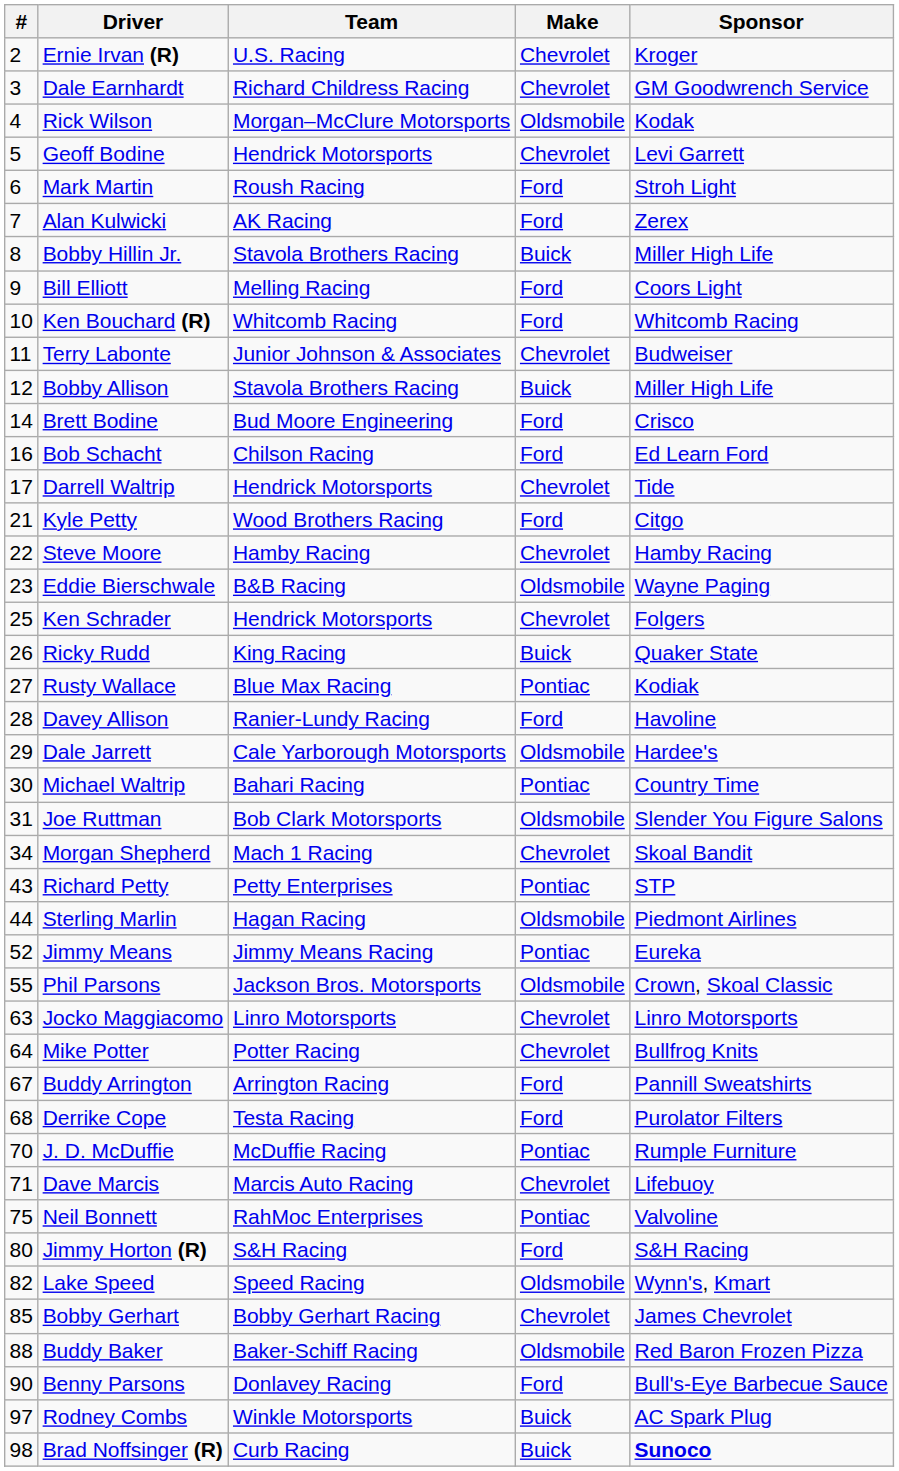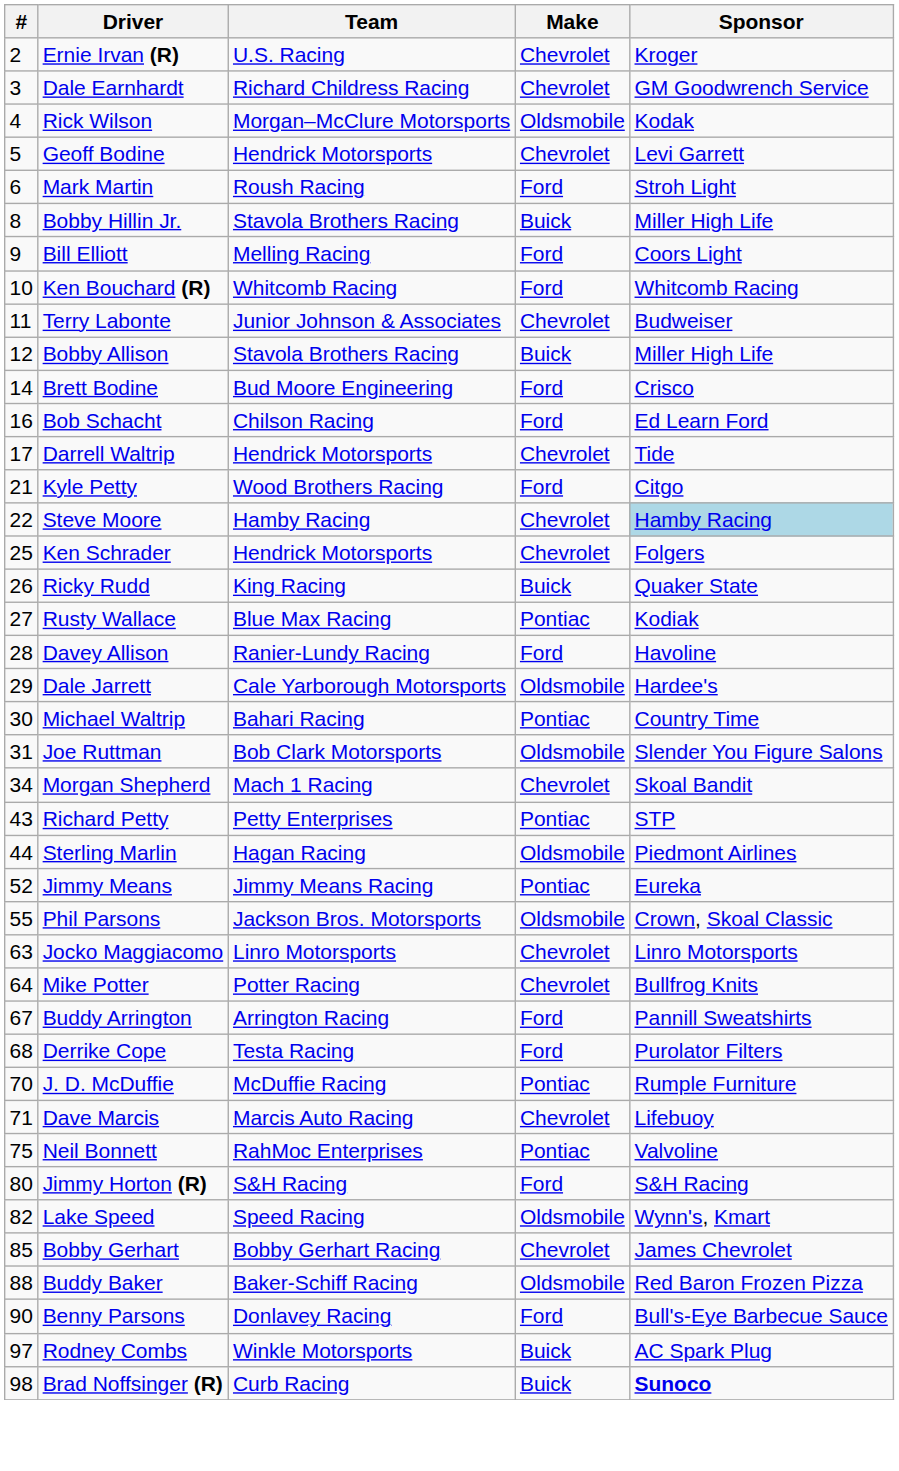- row: (104, 221)
(703, 553) no background -> (703, 520) lightblue background
- row: (129, 586)
